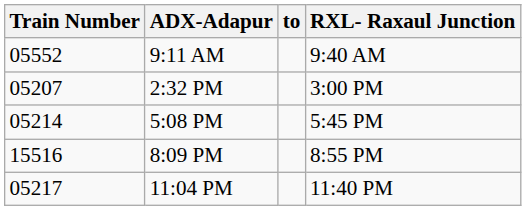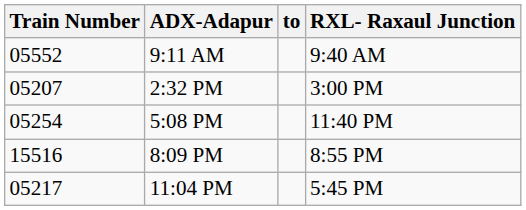(36, 121) 05214 -> (36, 121) 05254
(347, 121) 5:45 PM -> (352, 121) 11:40 PM
(352, 188) 11:40 PM -> (347, 188) 5:45 PM
